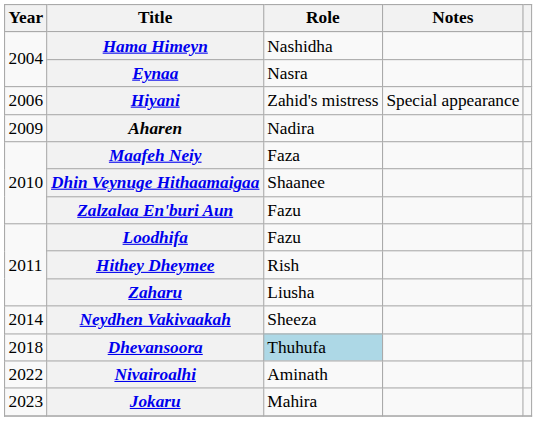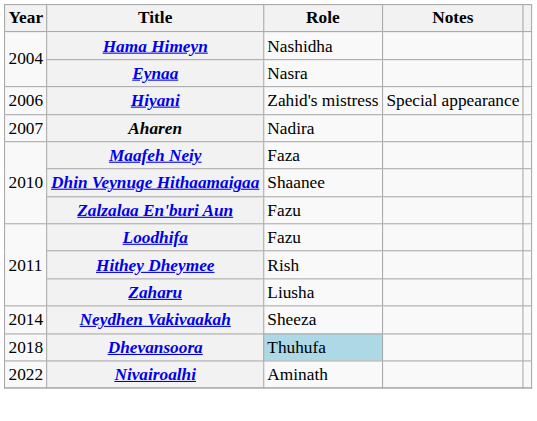(26, 127) 2009 -> (26, 127) 2007
- row: (155, 401)
